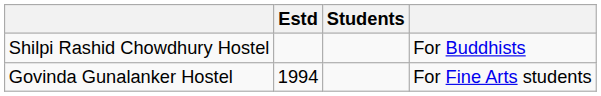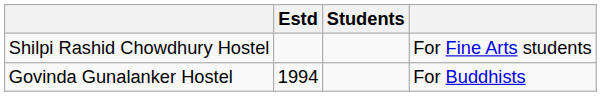(469, 47) For Buddhists -> (502, 47) For Fine Arts students
(502, 76) For Fine Arts students -> (469, 76) For Buddhists
